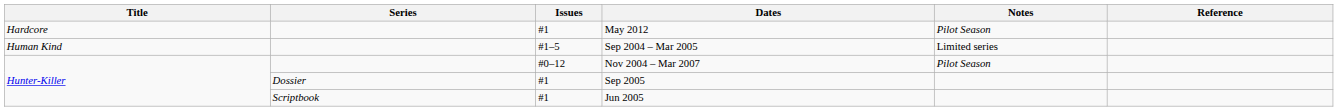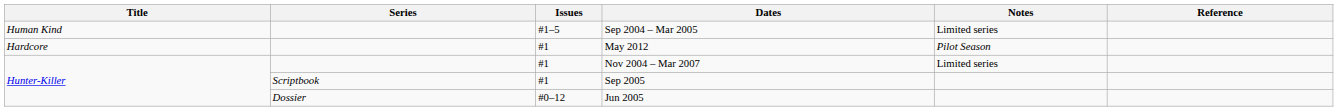rows swapped: (627, 30) <-> (651, 47)
(552, 64) #0–12 -> (544, 64) #1
(964, 64) Pilot Season -> (967, 64) Limited series
(289, 81) Dossier -> (296, 81) Scriptbook
(296, 98) Scriptbook -> (289, 98) Dossier
(544, 98) #1 -> (552, 98) #0–12
